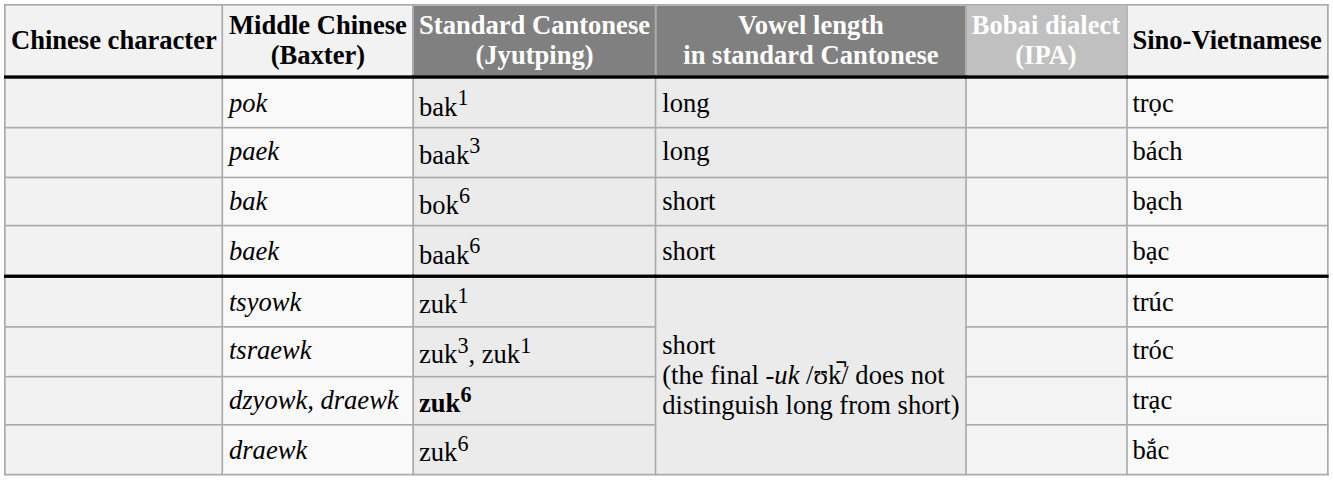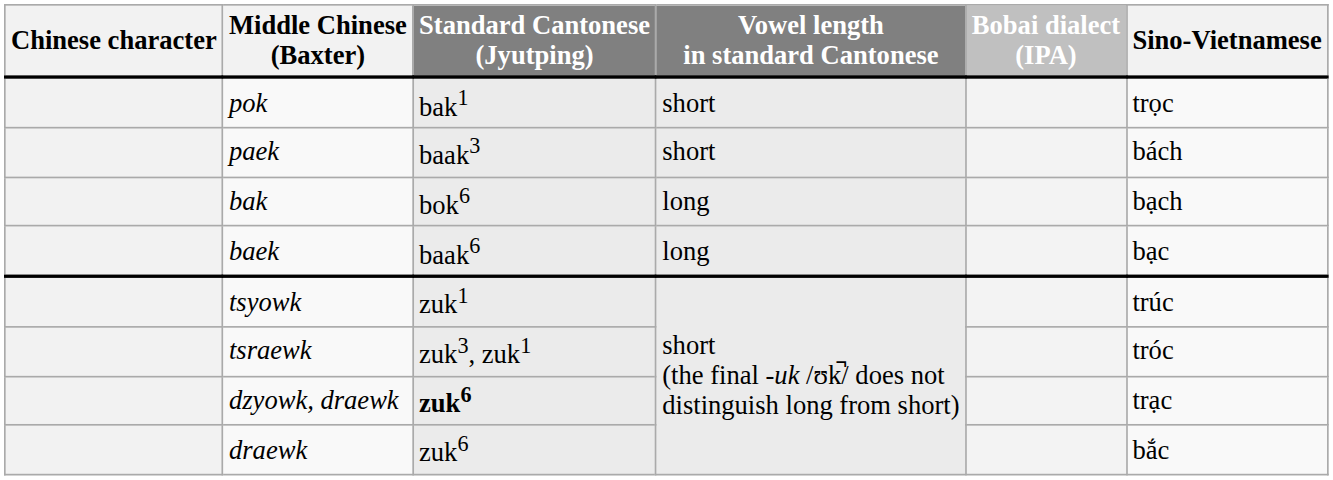(686, 102) long -> (689, 102) short
(686, 152) long -> (689, 152) short
(689, 201) short -> (686, 201) long
(689, 250) short -> (686, 250) long
